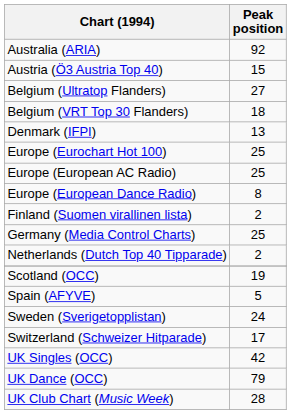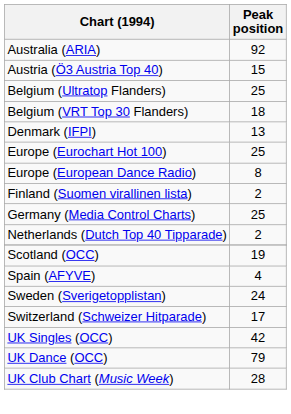(258, 91) 27 -> (258, 91) 25
- row: (92, 173)
(258, 296) 5 -> (258, 276) 4
